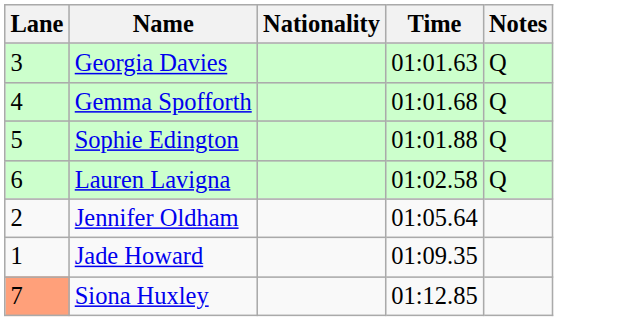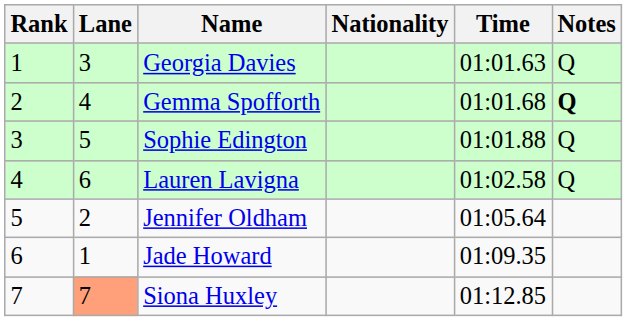+ column: (39, 23)
(498, 101) normal -> (567, 101) bold
